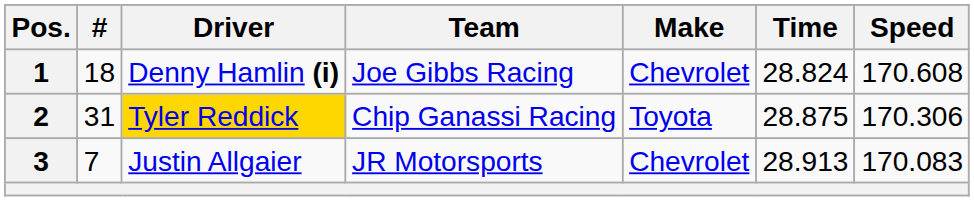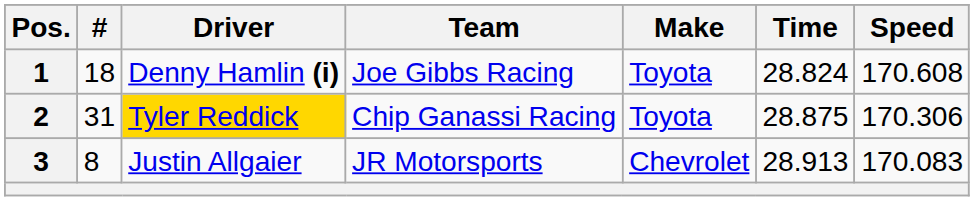(689, 72) Chevrolet -> (671, 72) Toyota
(92, 161) 7 -> (92, 161) 8
